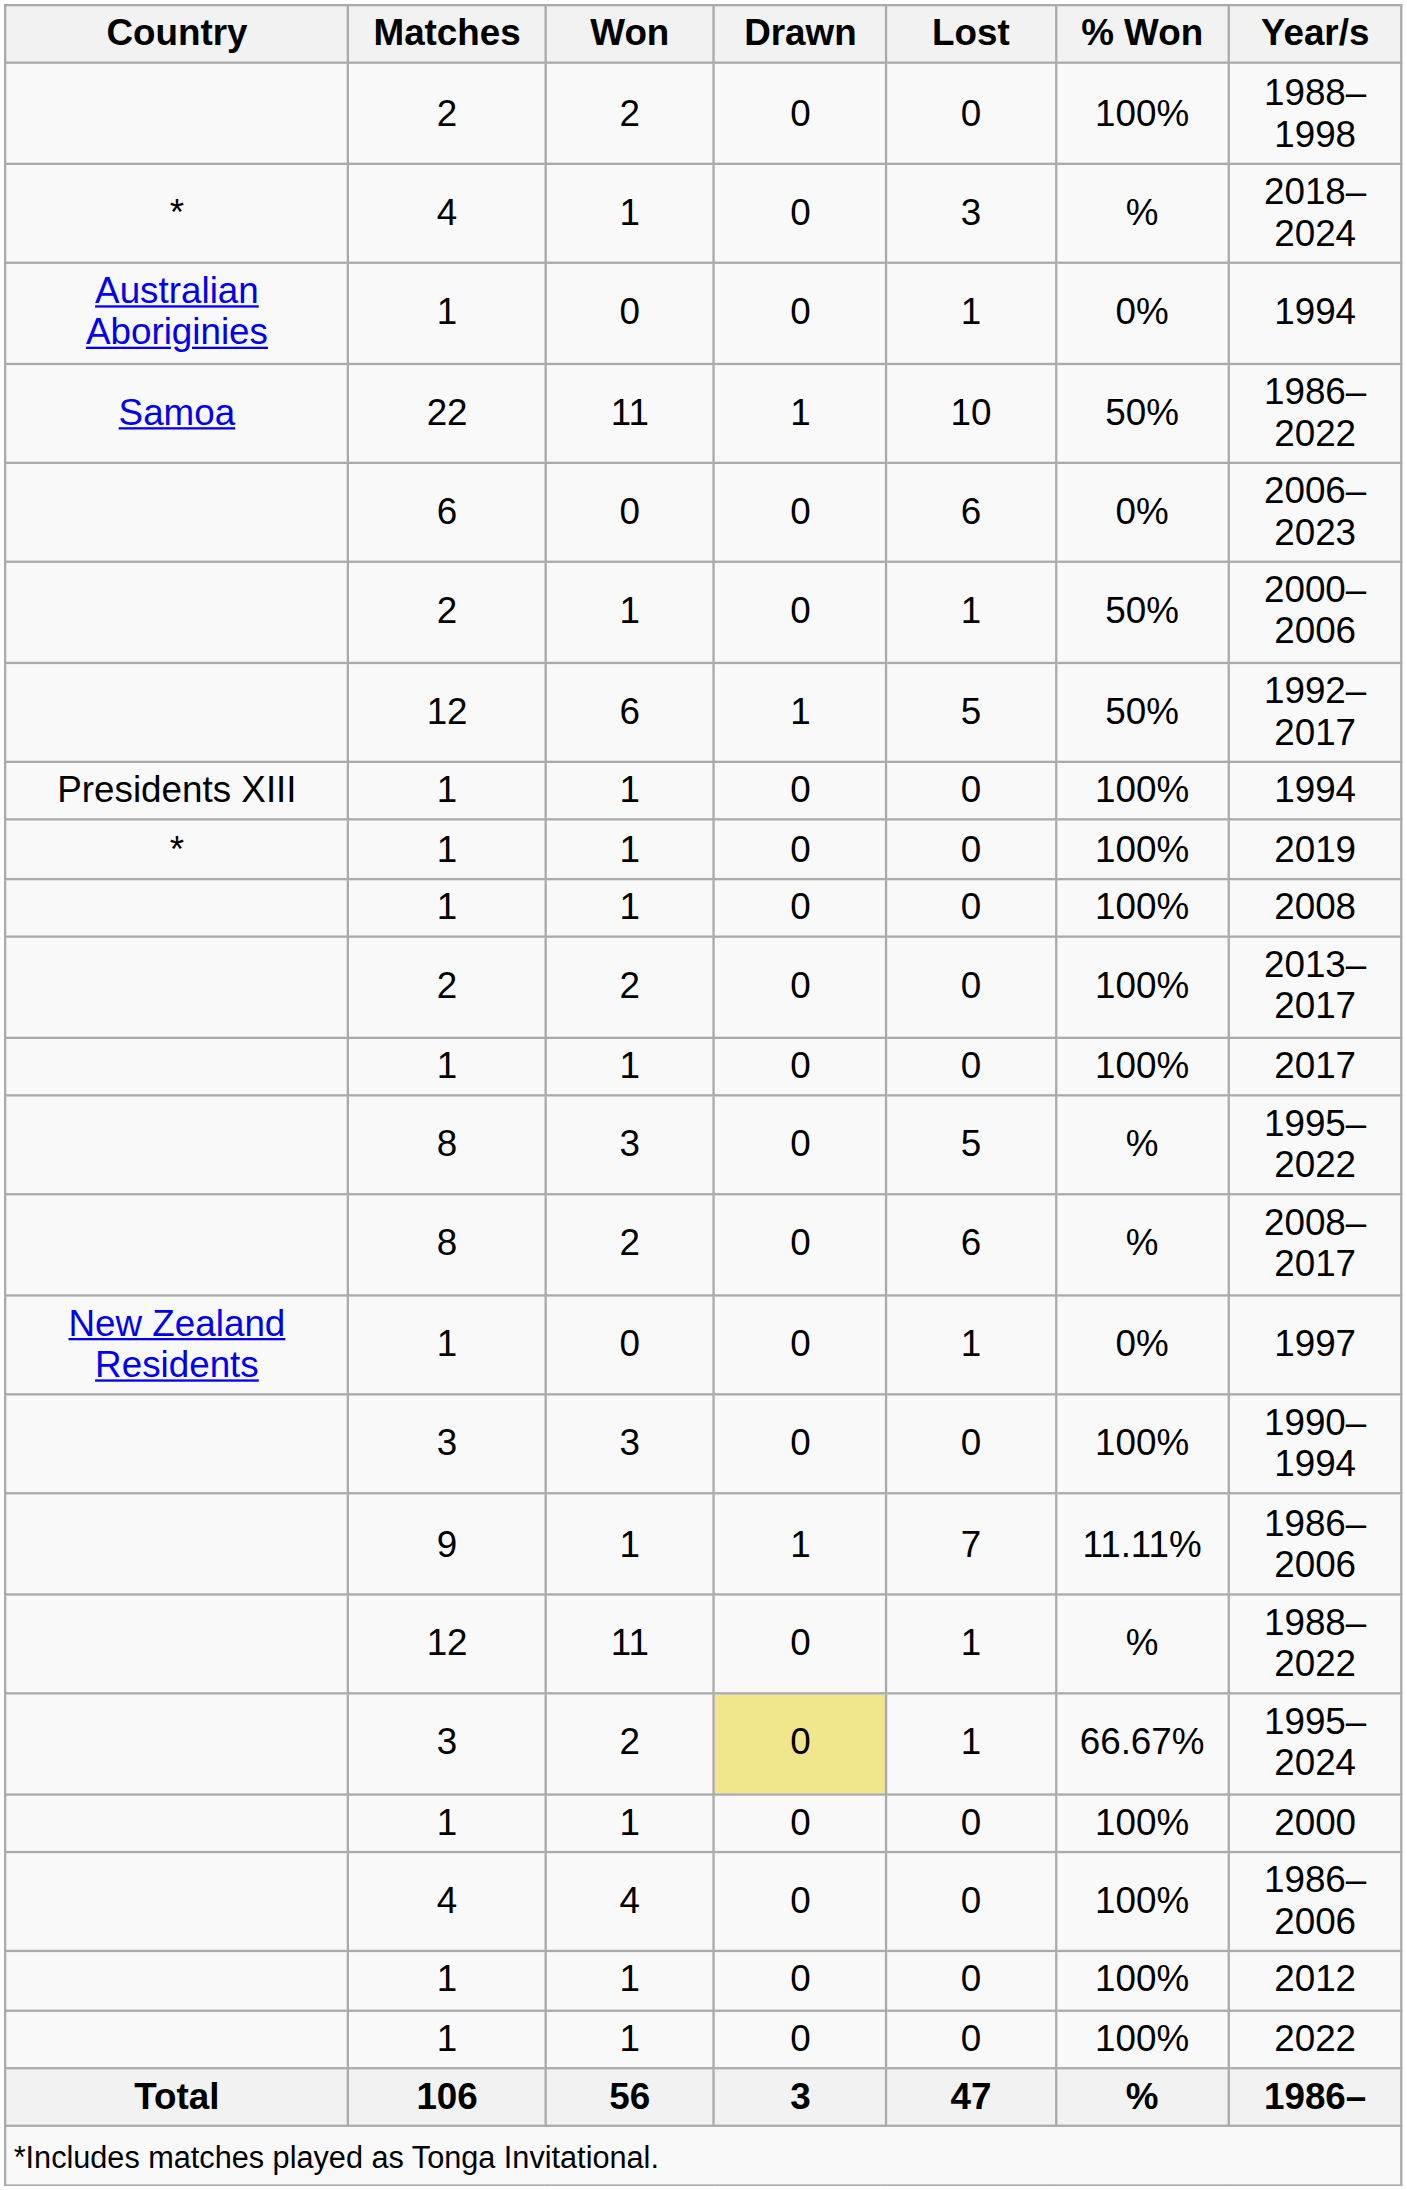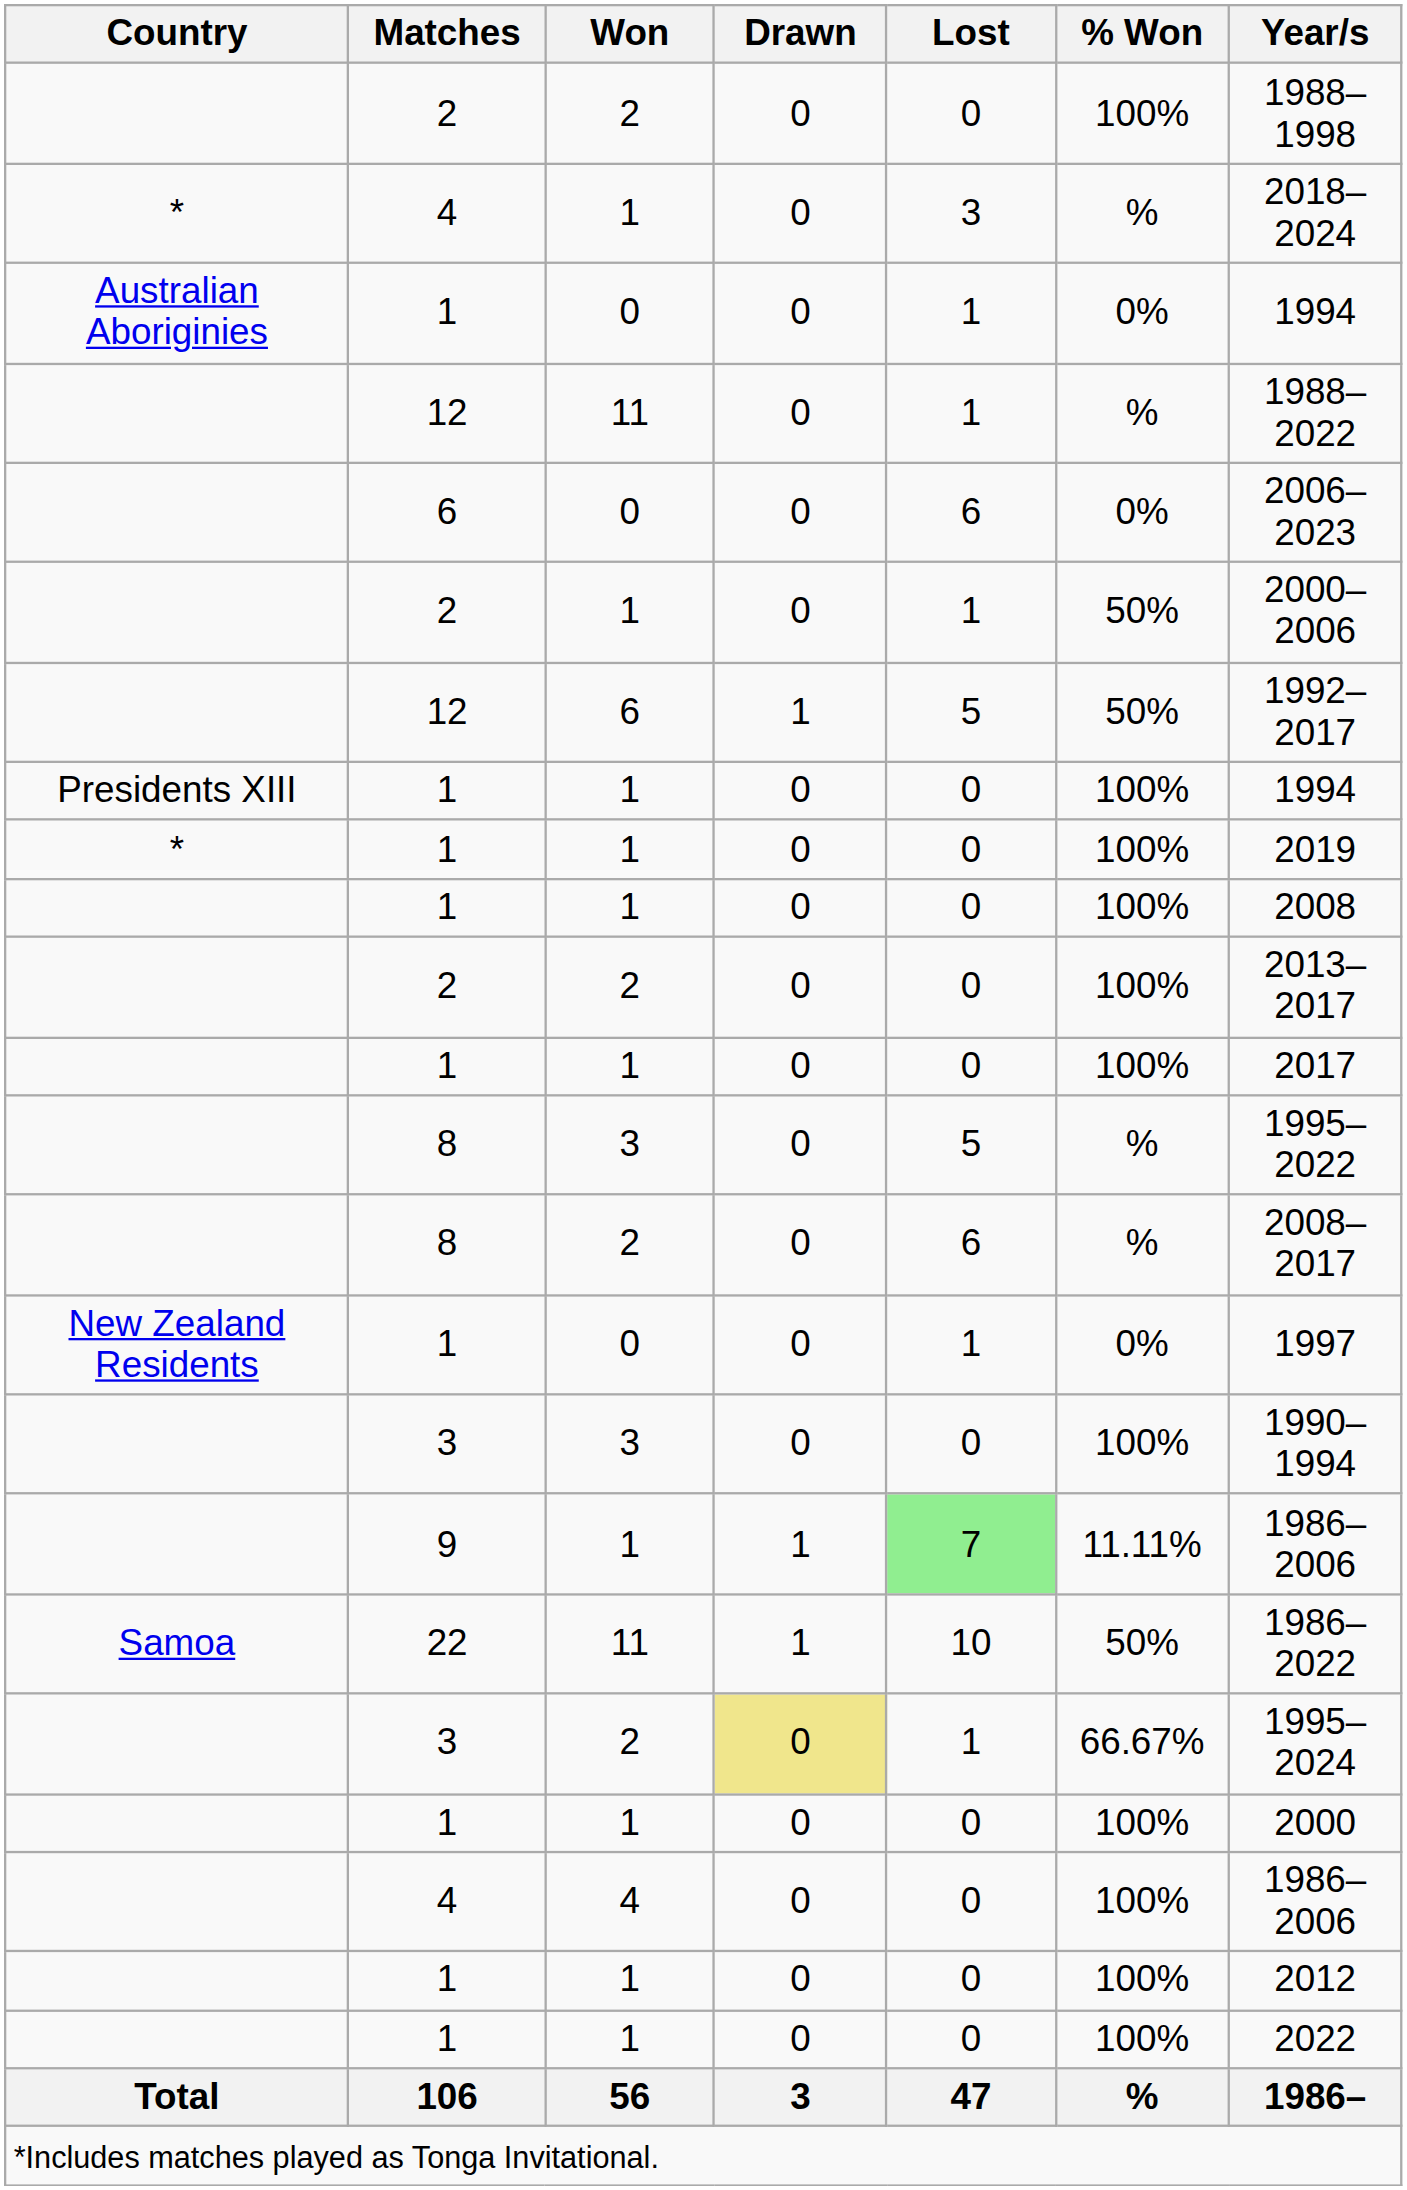rows swapped: (447, 1643) <-> (447, 412)
(971, 1543) no background -> (971, 1543) lightgreen background
